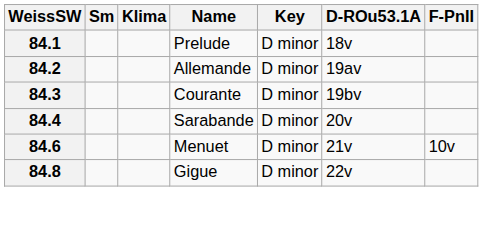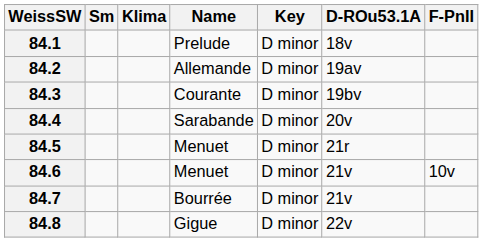+ row: (45, 146)
+ row: (45, 198)
